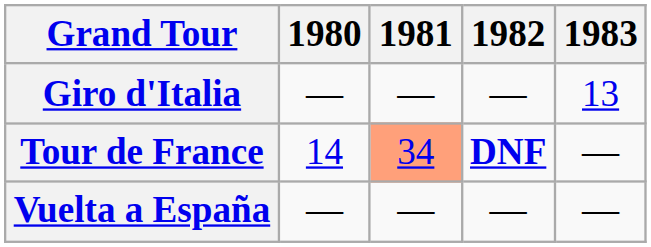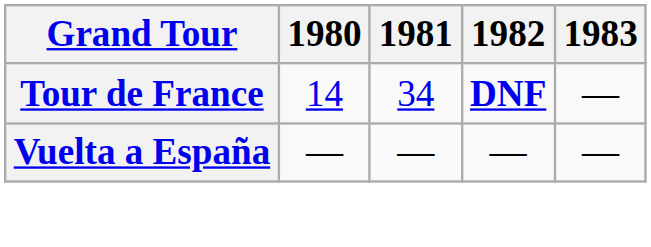- row: (142, 92)
(416, 151) lightsalmon background -> (416, 92) no background
